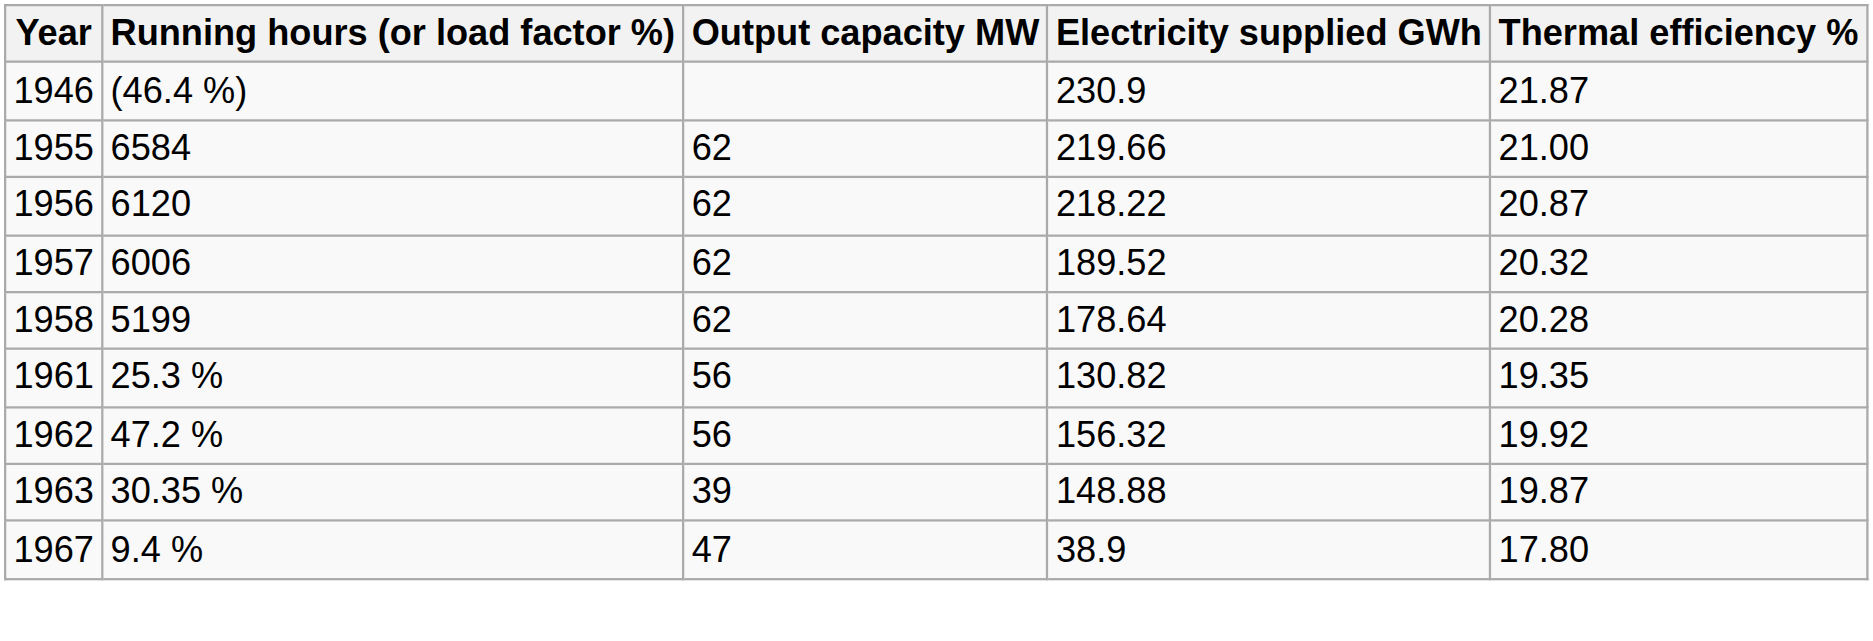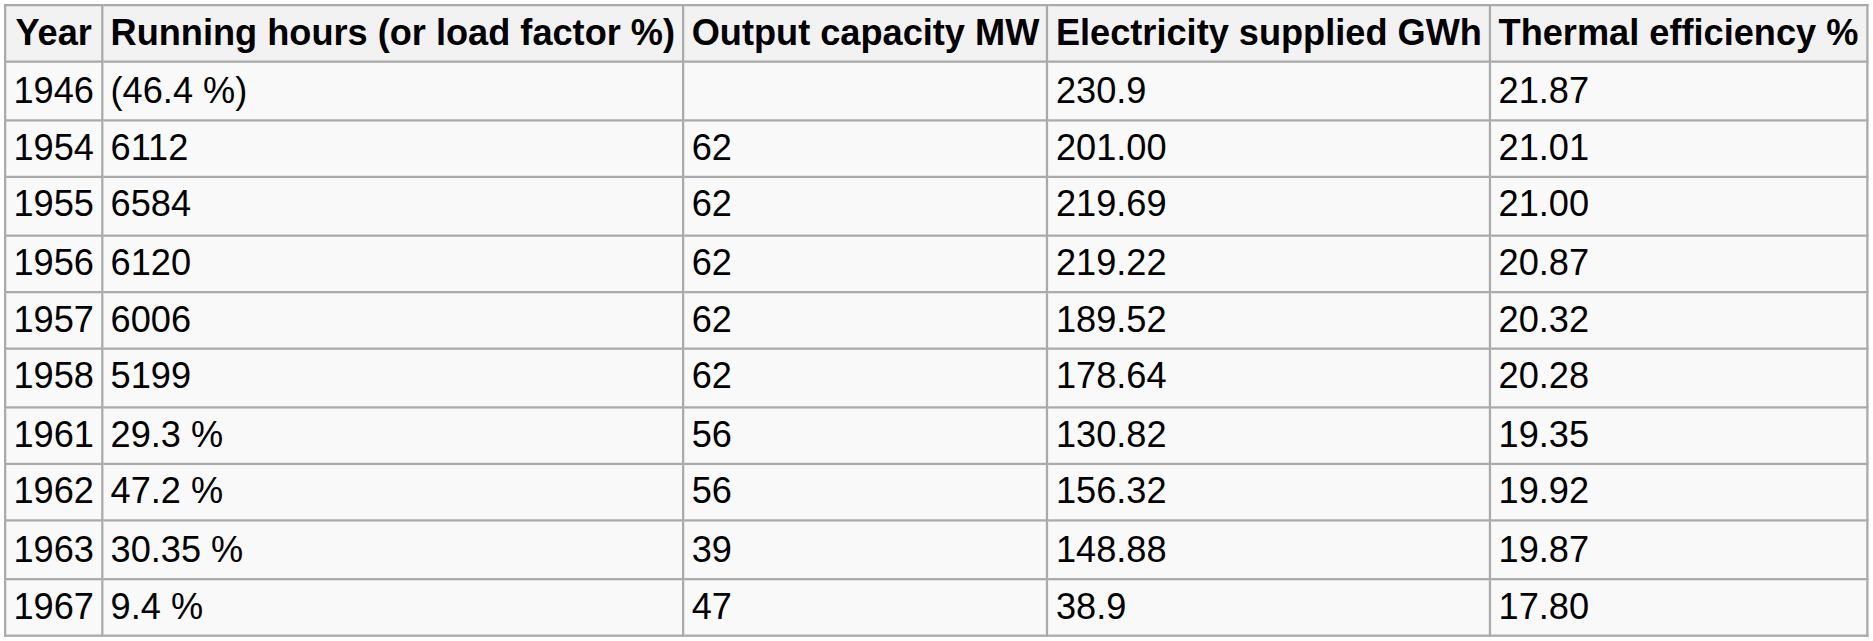+ row: (54, 147)
(1111, 147) 219.66 -> (1111, 205) 219.69
(1111, 205) 218.22 -> (1111, 262) 219.22
(167, 377) 25.3 % -> (167, 434) 29.3 %
